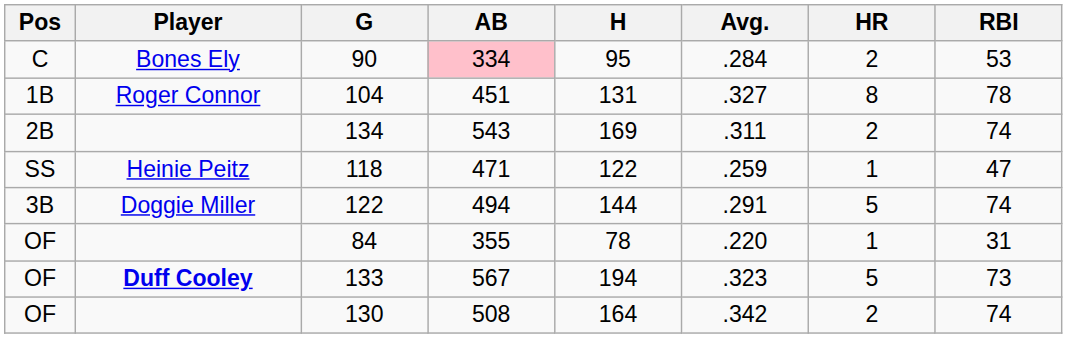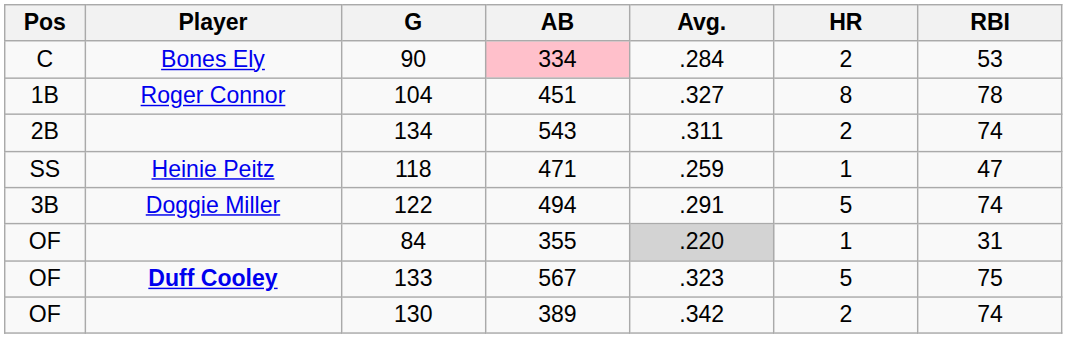- column: (618, 22)
(745, 242) no background -> (702, 242) lightgrey background
(999, 278) 73 -> (990, 278) 75
(491, 315) 508 -> (557, 315) 389
